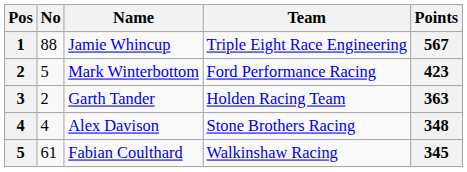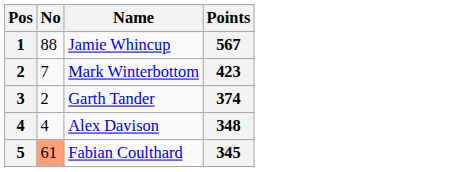- column: (307, 18)
(45, 72) 5 -> (45, 72) 7
(436, 99) 363 -> (228, 99) 374
(49, 153) no background -> (49, 153) lightsalmon background
